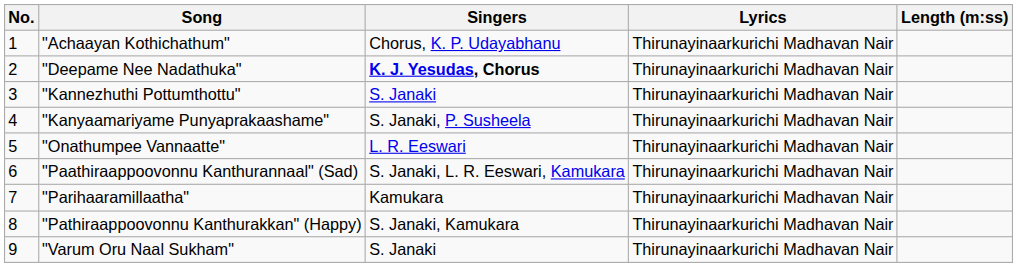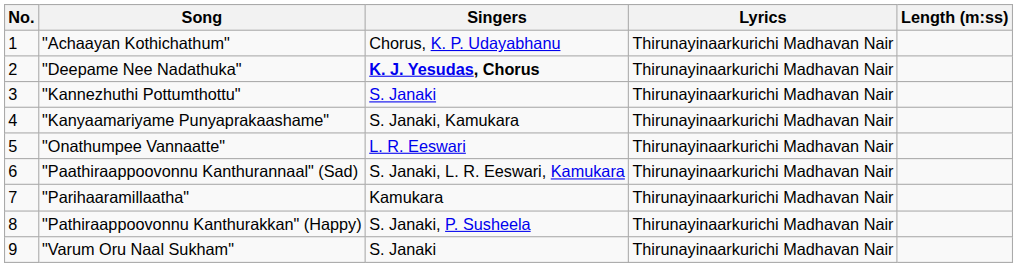(450, 121) S. Janaki, P. Susheela -> (444, 121) S. Janaki, Kamukara
(444, 224) S. Janaki, Kamukara -> (450, 224) S. Janaki, P. Susheela
